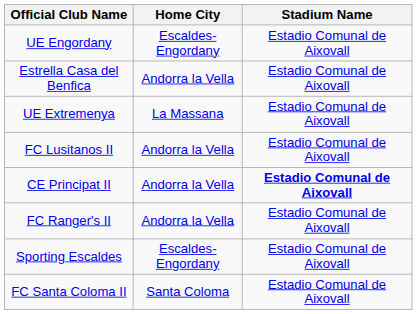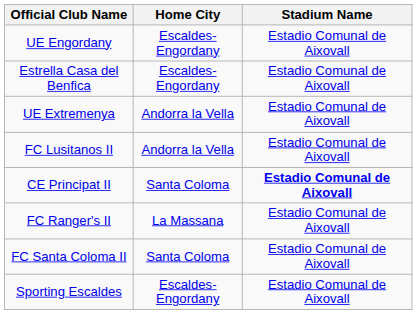(188, 78) Andorra la Vella -> (188, 78) Escaldes-Engordany
(188, 114) La Massana -> (188, 114) Andorra la Vella
(188, 185) Andorra la Vella -> (188, 185) Santa Coloma
(188, 220) Andorra la Vella -> (188, 220) La Massana
rows swapped: (69, 292) <-> (69, 256)
